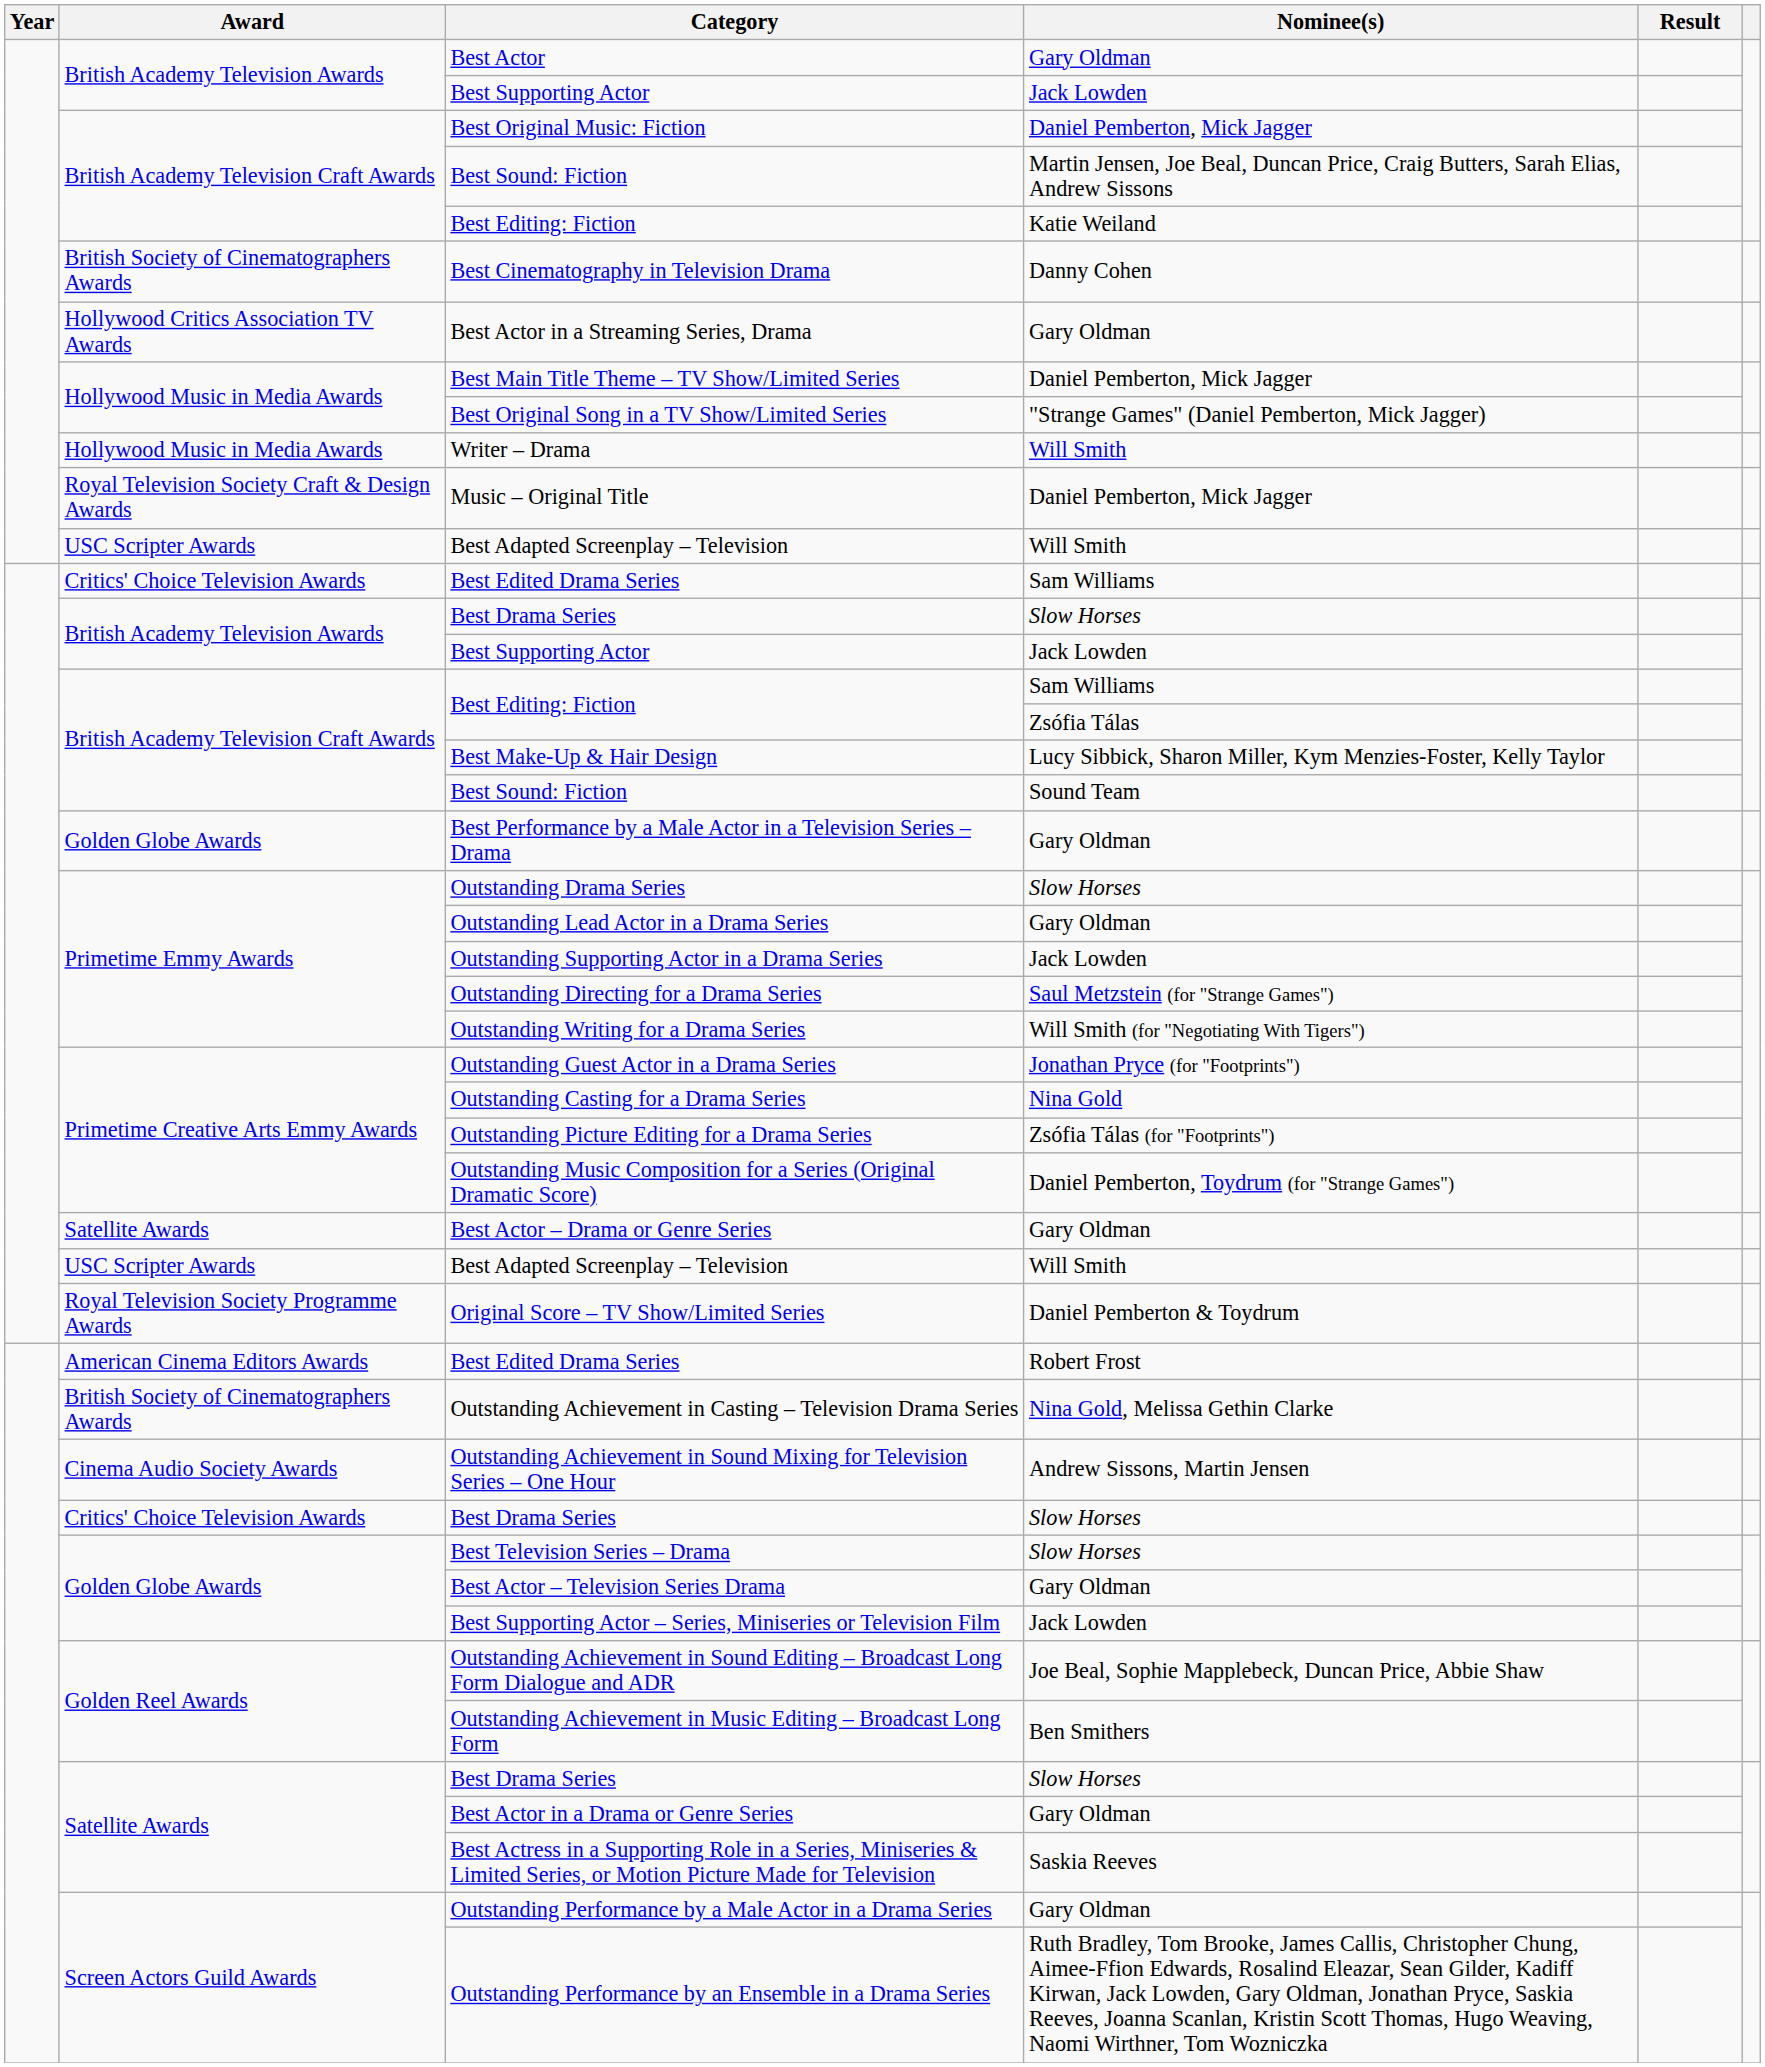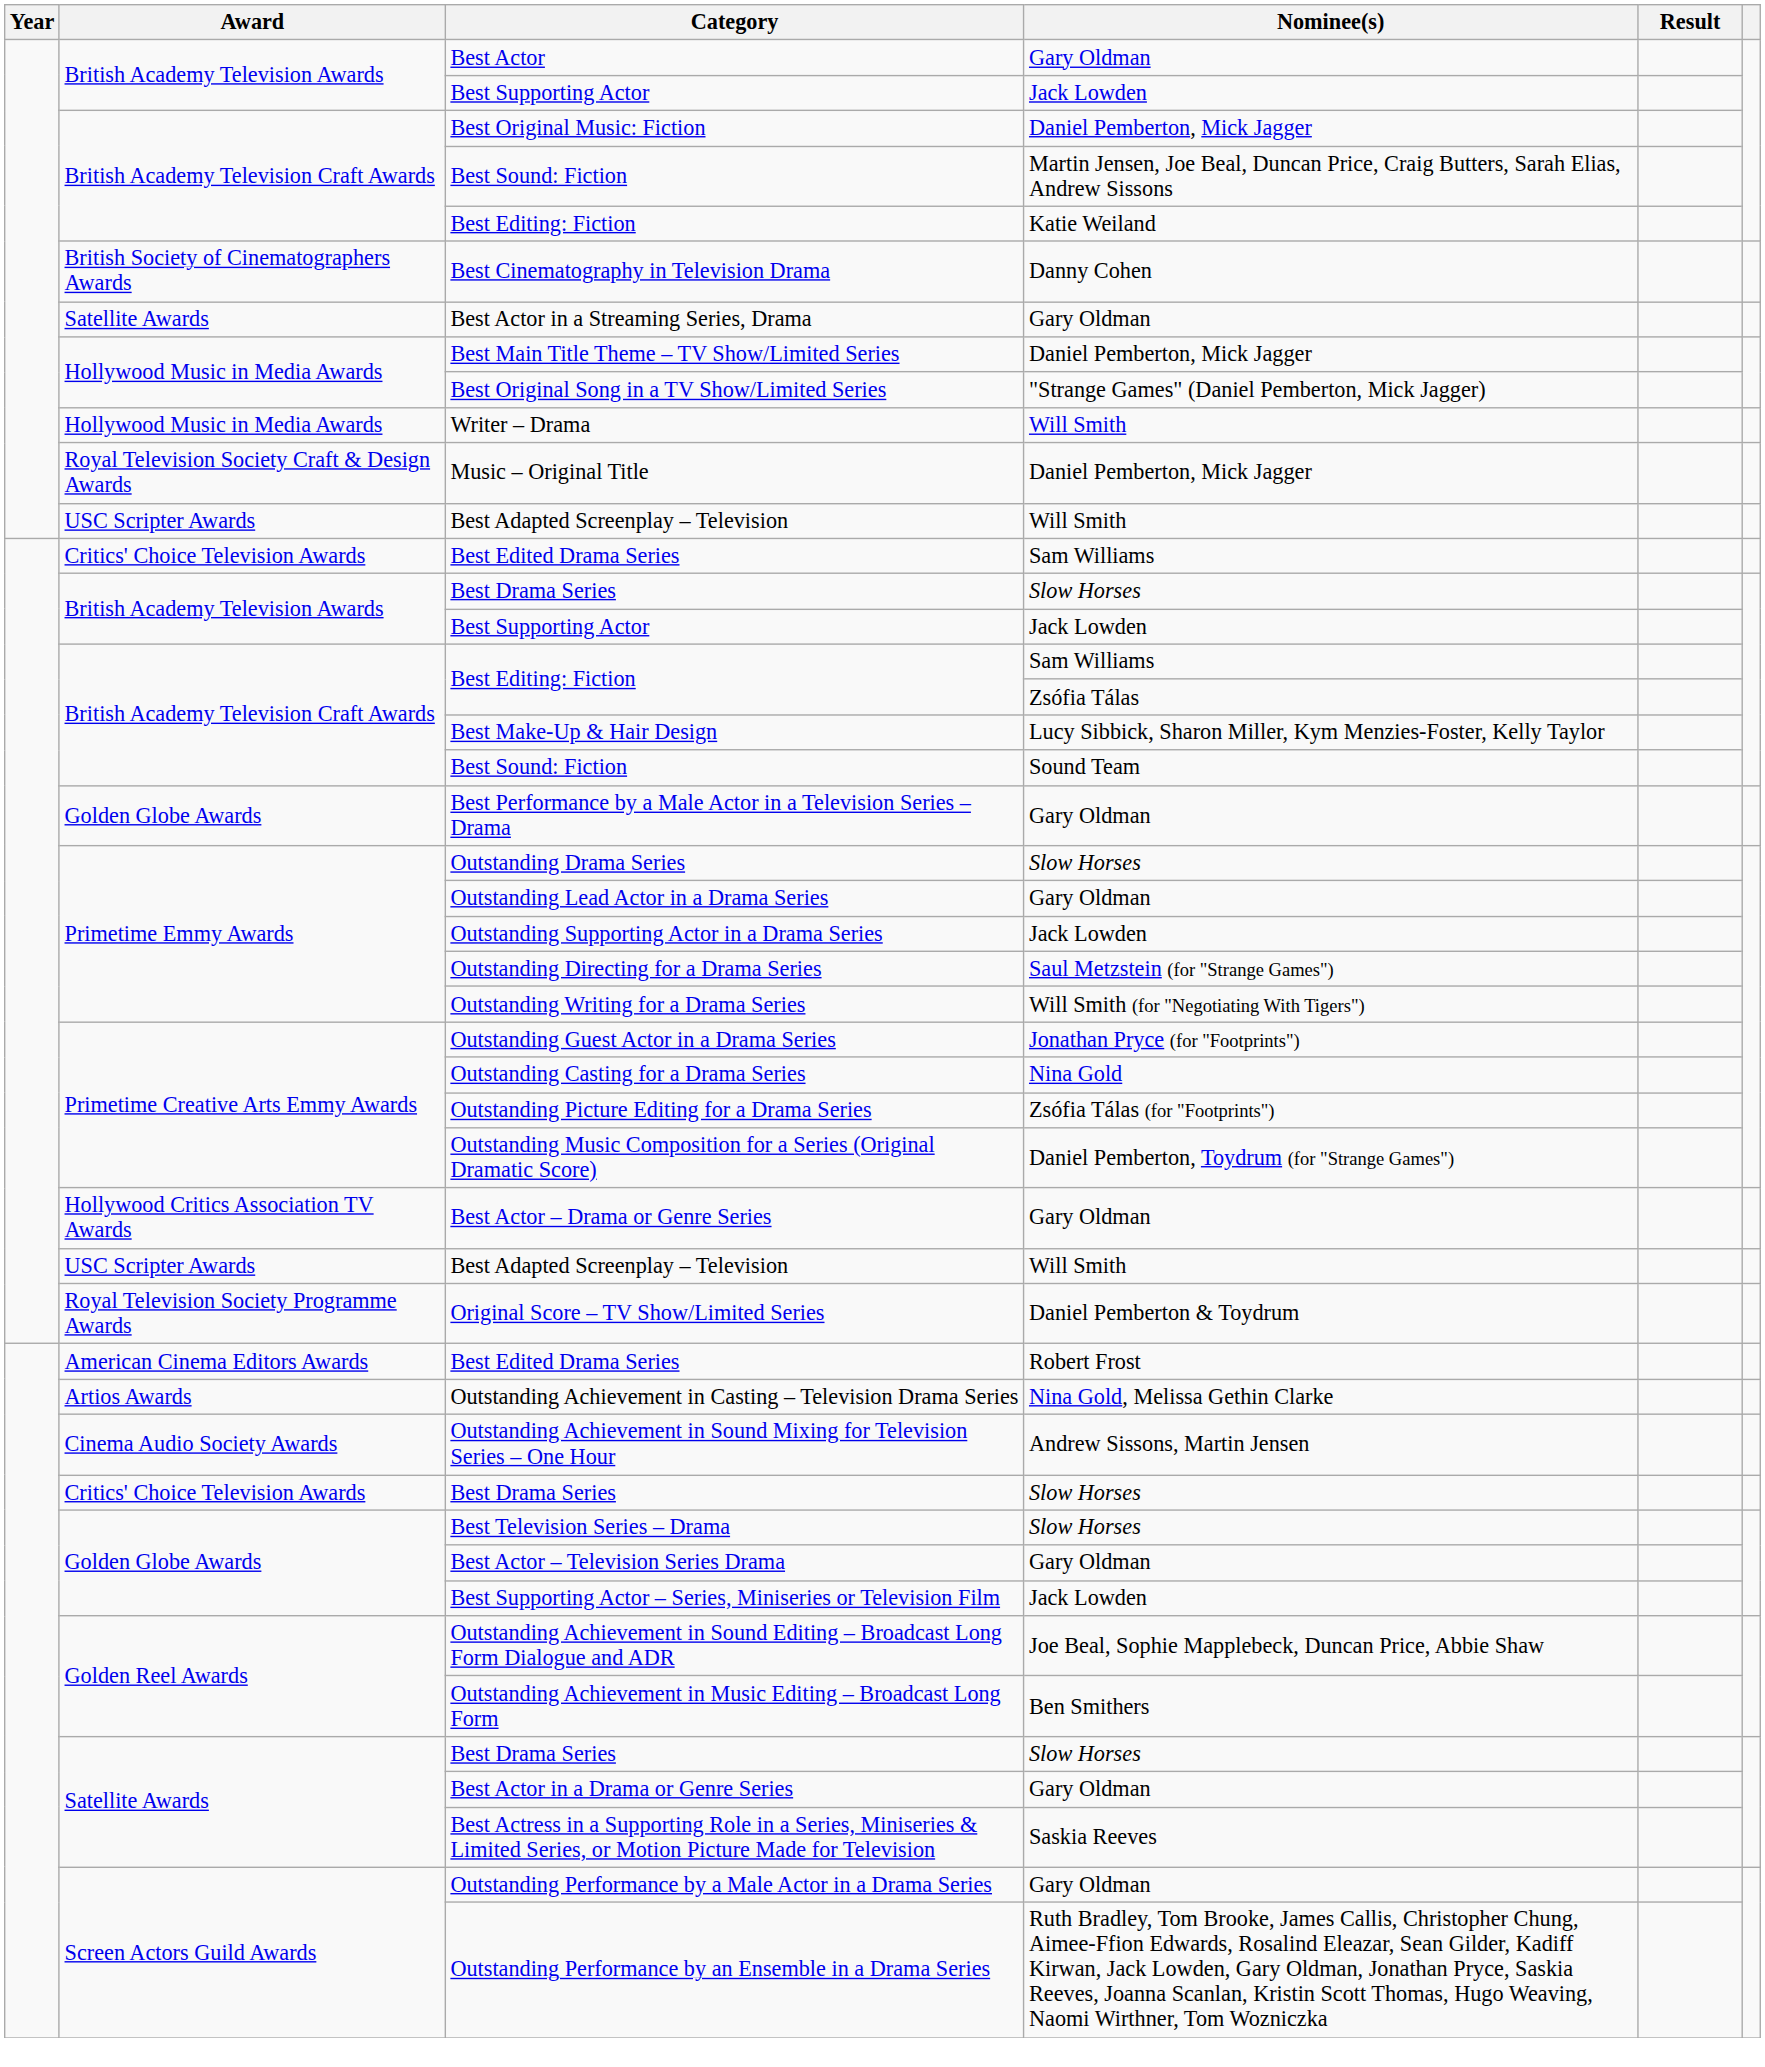(219, 331) Hollywood Critics Association TV Awards -> (137, 319) Satellite Awards
(137, 1230) Satellite Awards -> (219, 1217) Hollywood Critics Association TV Awards
(227, 1409) British Society of Cinematographers Awards -> (128, 1396) Artios Awards
